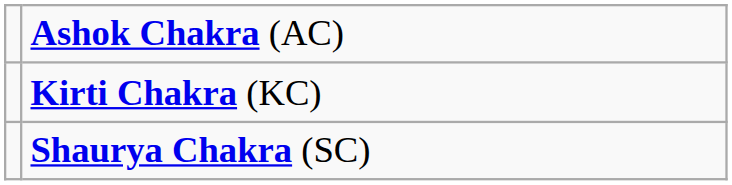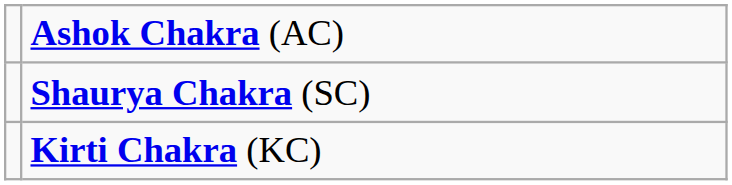rows swapped: (176, 91) <-> (200, 149)
